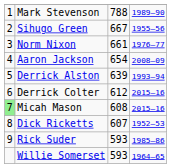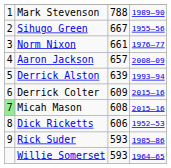(119, 60) 654 -> (119, 60) 657
(119, 92) 612 -> (119, 92) 609
(119, 124) 607 -> (119, 124) 606
